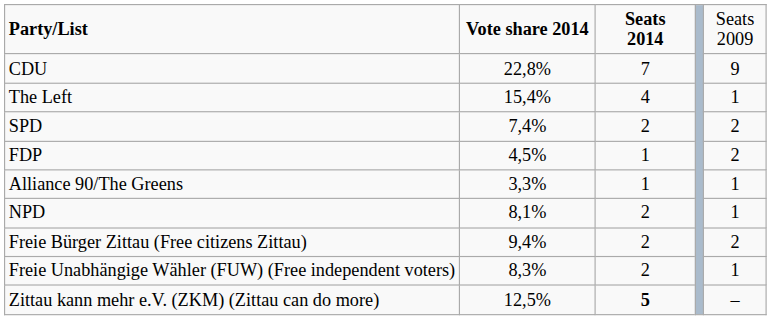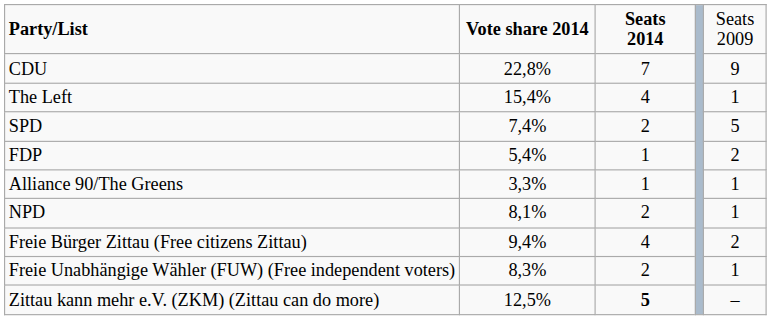(735, 126) 2 -> (735, 126) 5
(527, 155) 4,5% -> (527, 155) 5,4%
(645, 241) 2 -> (645, 241) 4
